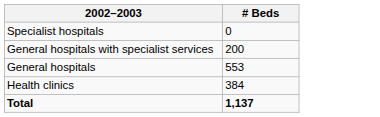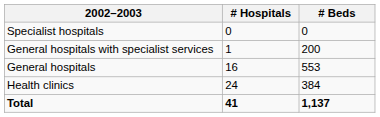+ column: (261, 13)
